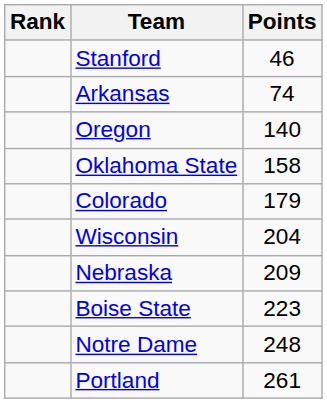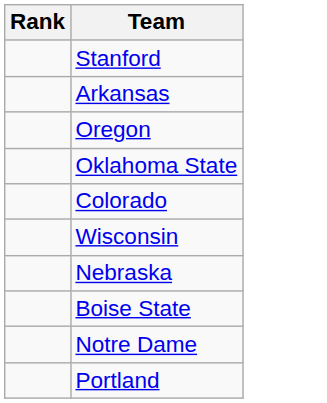- column: (282, 22)
